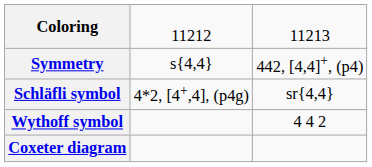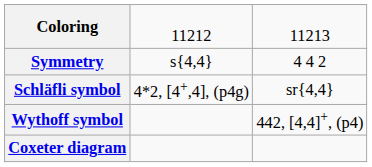(310, 63) 442, [4,4]+, (p4) -> (310, 61) 4 4 2
(310, 122) 4 4 2 -> (310, 120) 442, [4,4]+, (p4)
